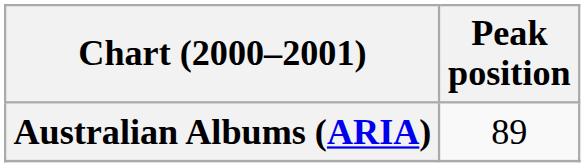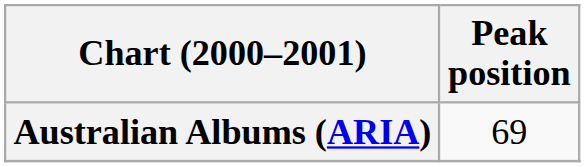(509, 131) 89 -> (509, 131) 69
